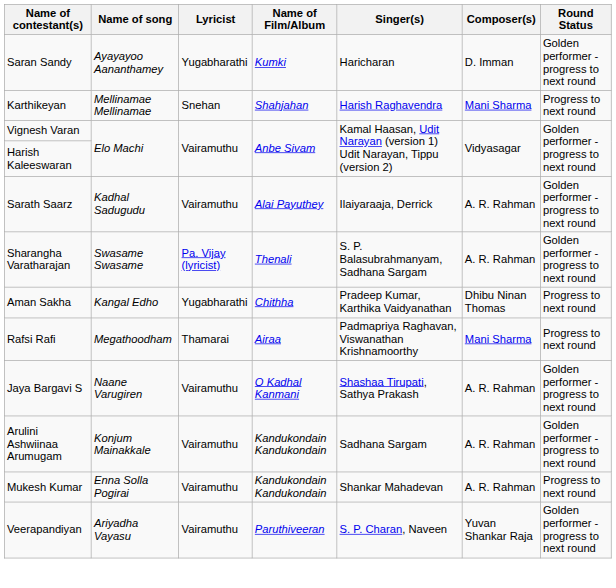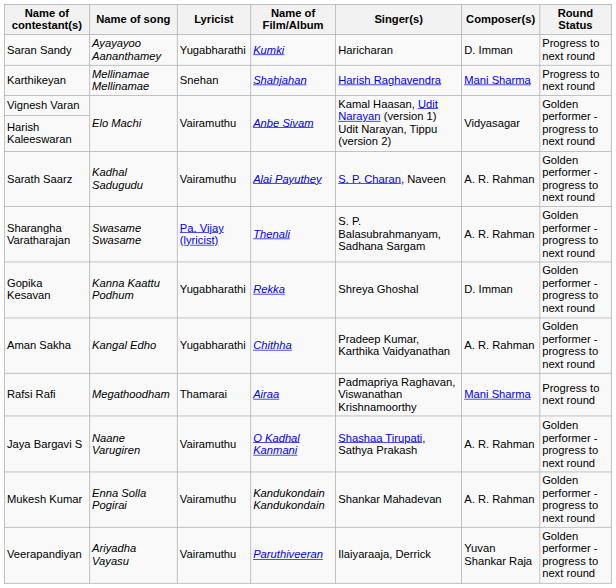(571, 62) Golden performer - progress to next round -> (571, 50) Progress to next round
(386, 204) Ilaiyaraaja, Derrick -> (392, 178) S. P. Charan, Naveen
+ row: (29, 290)
(496, 302) Dhibu Ninan Thomas -> (499, 345) A. R. Rahman
(572, 302) Progress to next round -> (570, 345) Golden performer - progress to next round
- row: (34, 444)
(572, 487) Progress to next round -> (570, 499) Golden performer - progress to next round
(393, 530) S. P. Charan, Naveen -> (385, 555) Ilaiyaraaja, Derrick
